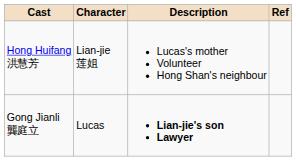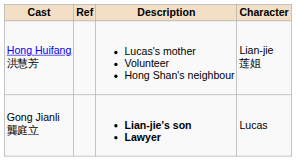columns swapped: (101, 12) <-> (280, 12)
